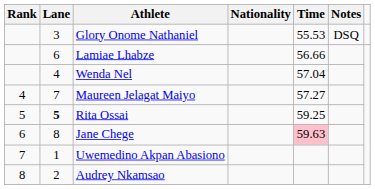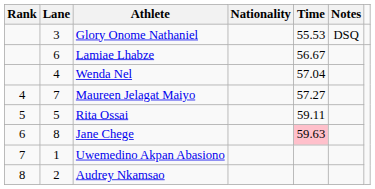(311, 54) 56.66 -> (311, 54) 56.67
(56, 114) bold -> (56, 114) normal
(311, 114) 59.25 -> (311, 114) 59.11
